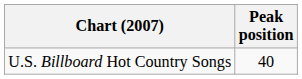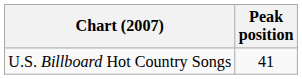(266, 61) 40 -> (266, 61) 41
